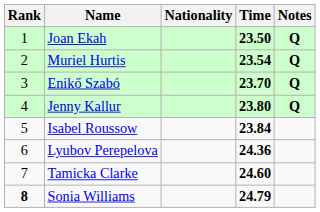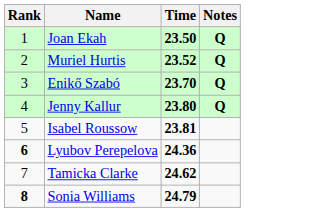- column: (198, 15)
(255, 60) 23.54 -> (180, 60) 23.52
(255, 128) 23.84 -> (180, 128) 23.81
(24, 151) normal -> (24, 151) bold
(255, 173) 24.60 -> (180, 173) 24.62
